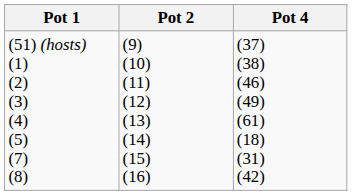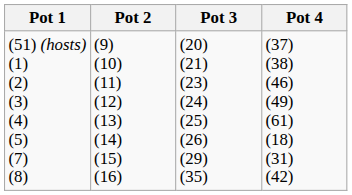+ column: (219, 17)
